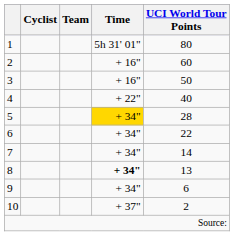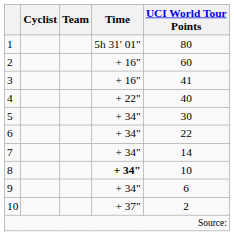(186, 80) 50 -> (186, 80) 41
(128, 116) gold background -> (128, 116) no background
(186, 116) 28 -> (186, 116) 30
(186, 170) 13 -> (186, 170) 10
